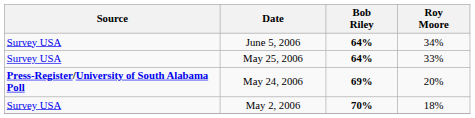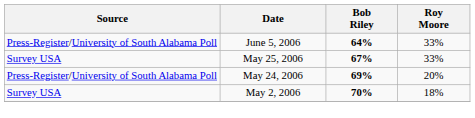(34, 42) Survey USA -> (112, 42) Press-Register/University of South Alabama Poll
(434, 42) 34% -> (434, 42) 33%
(362, 59) 64% -> (362, 59) 67%
(107, 82) bold -> (112, 76) normal
